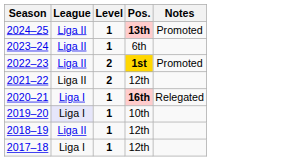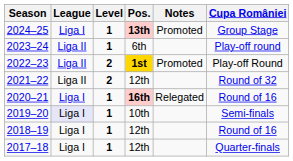+ column: (248, 13)
(72, 30) Liga II -> (72, 30) Liga I
(72, 131) Liga II -> (72, 131) Liga I
